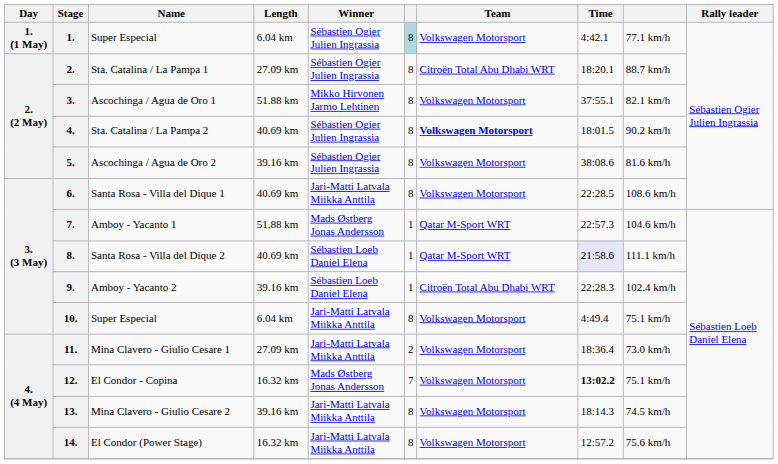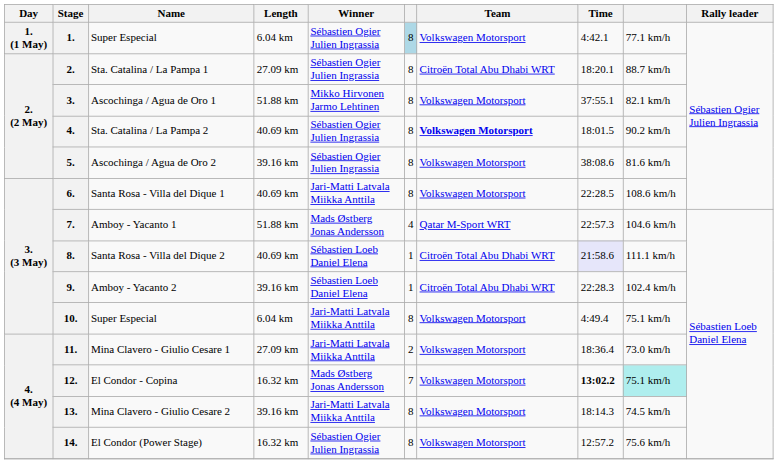(411, 224) 1 -> (411, 224) 4
(465, 255) Qatar M-Sport WRT -> (487, 255) Citroën Total Abu Dhabi WRT
(648, 380) no background -> (648, 380) paleturquoise background
(350, 442) Jari-Matti Latvala Miikka Anttila -> (345, 442) Sébastien Ogier Julien Ingrassia
